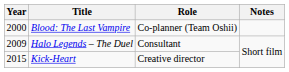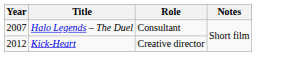- row: (81, 28)
(17, 43) 2009 -> (17, 28) 2007
(17, 59) 2015 -> (17, 43) 2012
